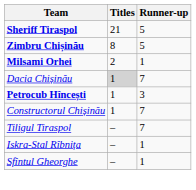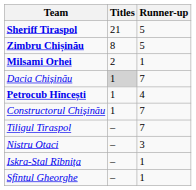(142, 95) 3 -> (142, 95) 4
+ row: (33, 144)
